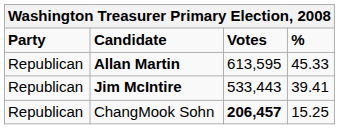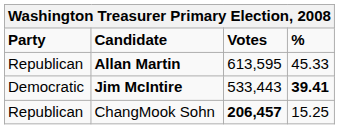(46, 87) Republican -> (46, 87) Democratic
(310, 87) normal -> (310, 87) bold
